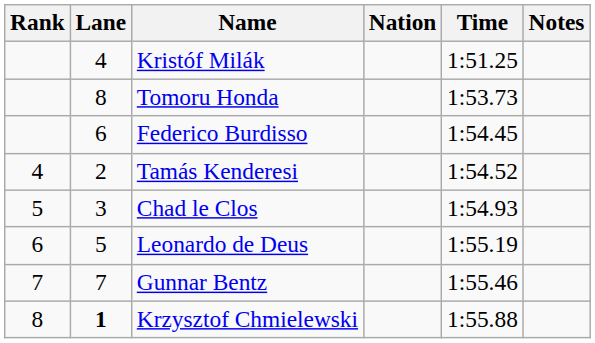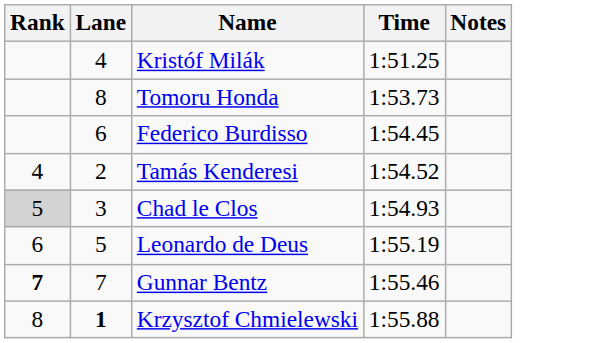- column: (403, 23)
(37, 208) no background -> (37, 208) lightgrey background
(37, 282) normal -> (37, 282) bold
